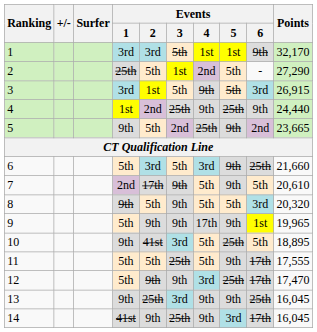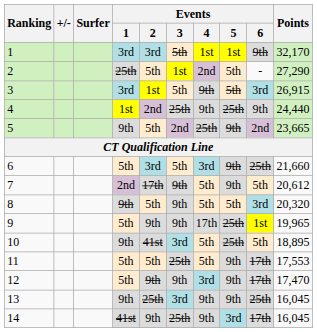(293, 185) 20,610 -> (293, 185) 20,612
(233, 223) 9th -> (233, 223) 25th
(293, 261) 17,555 -> (293, 261) 17,553
(233, 280) 25th -> (233, 280) 9th
